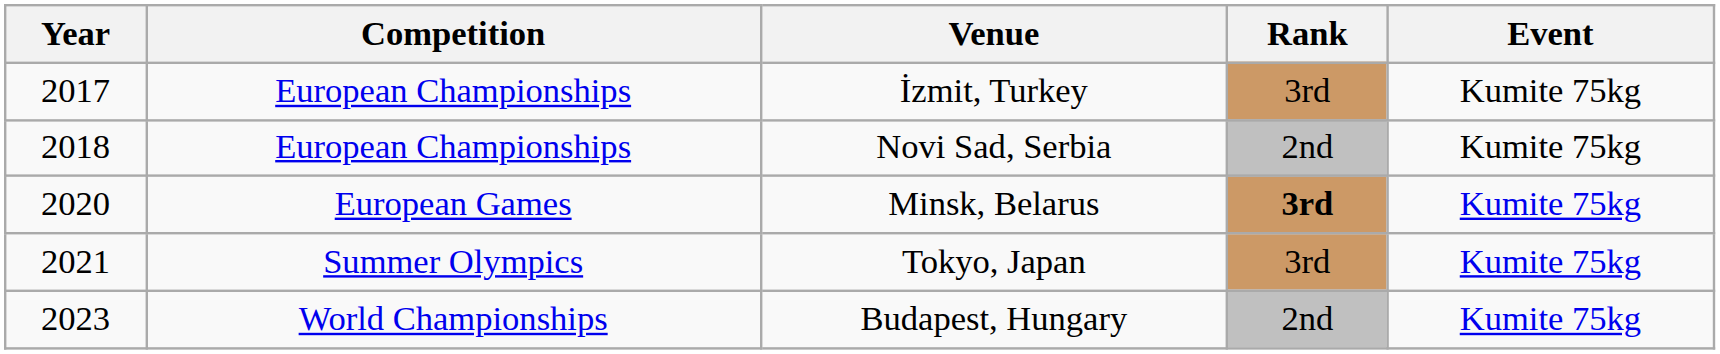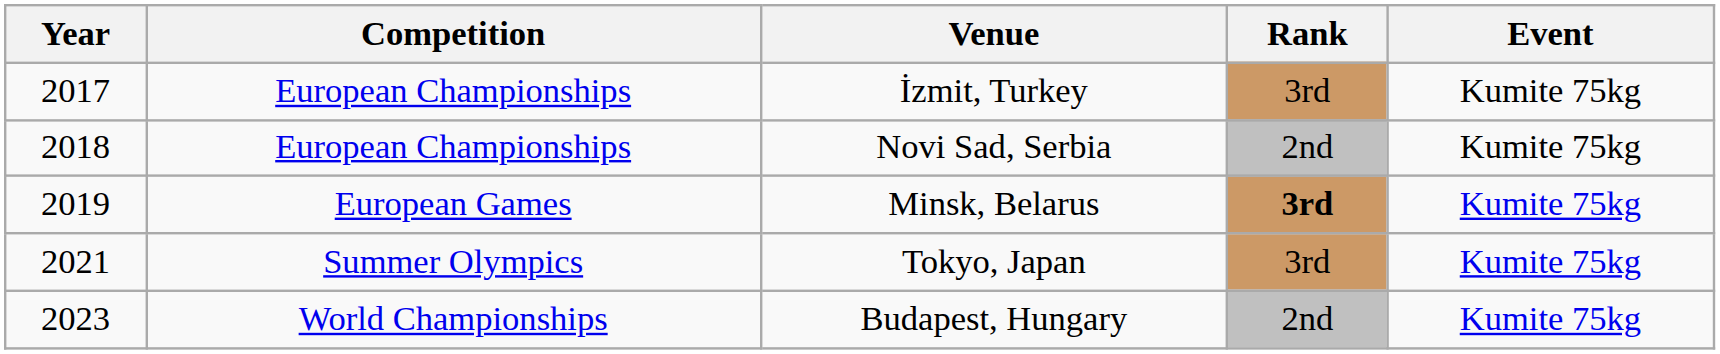(76, 204) 2020 -> (76, 204) 2019
